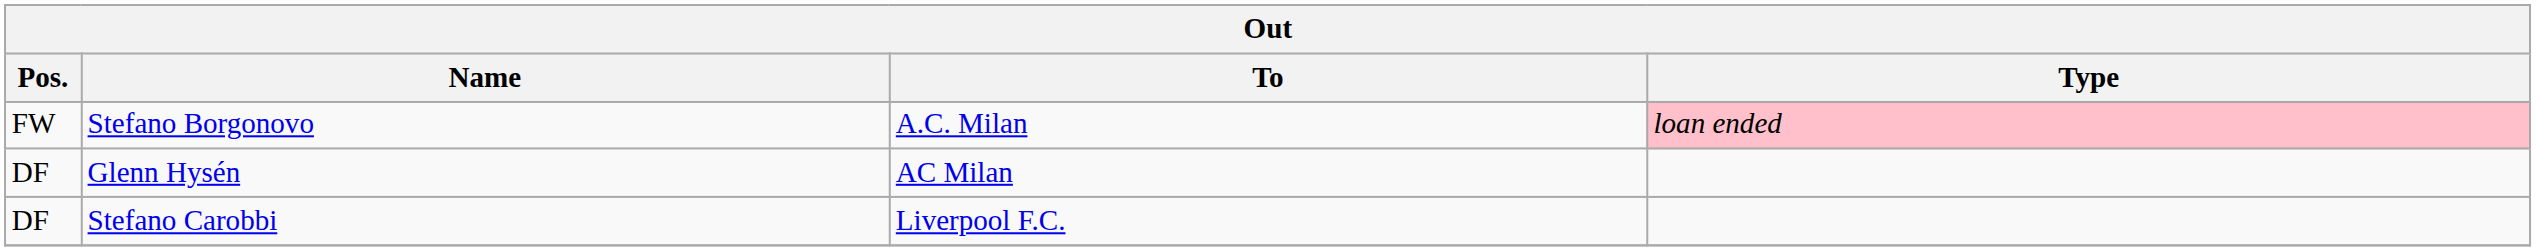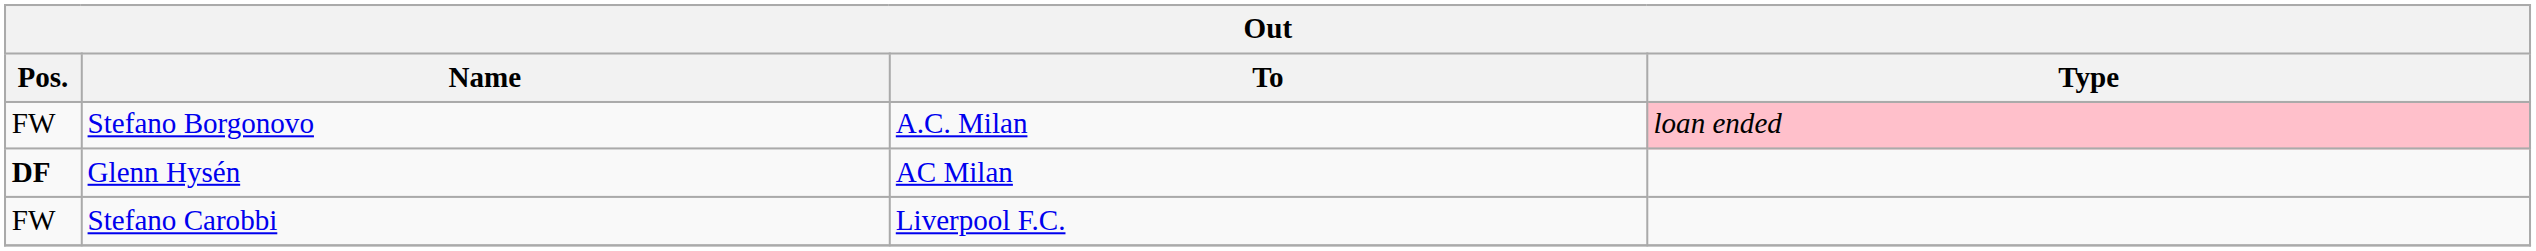(30, 172) normal -> (31, 172) bold
(30, 220) DF -> (34, 220) FW
